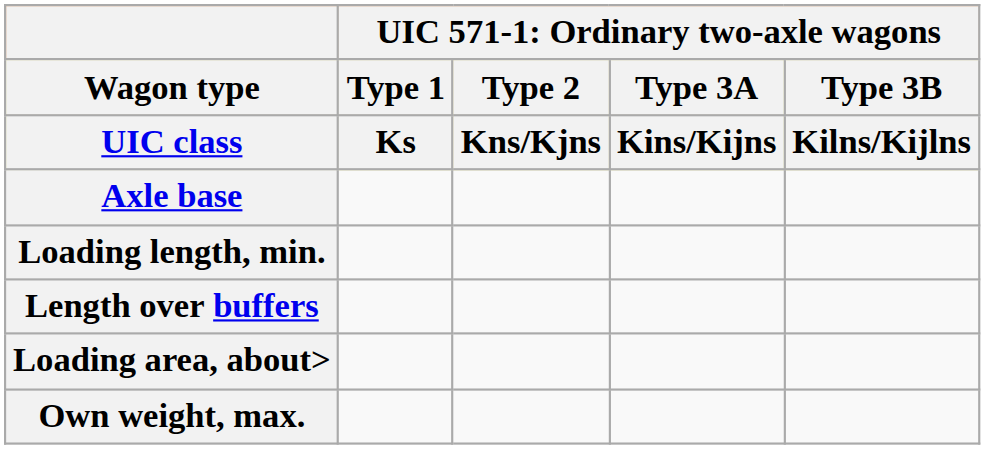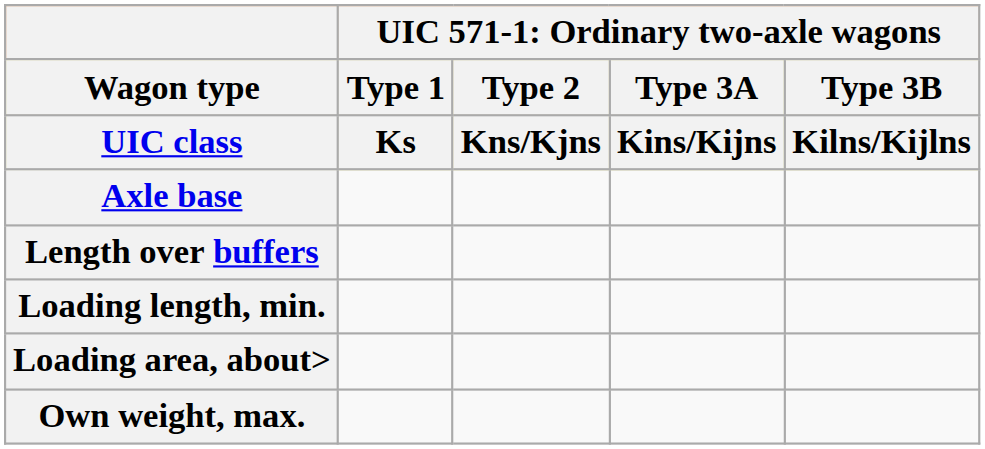rows swapped: (172, 305) <-> (172, 251)
